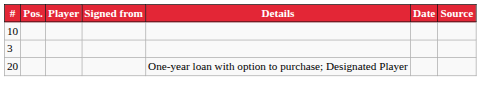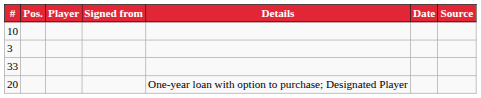+ row: (13, 66)
